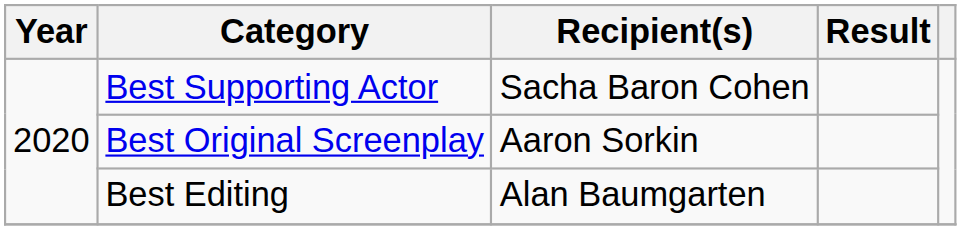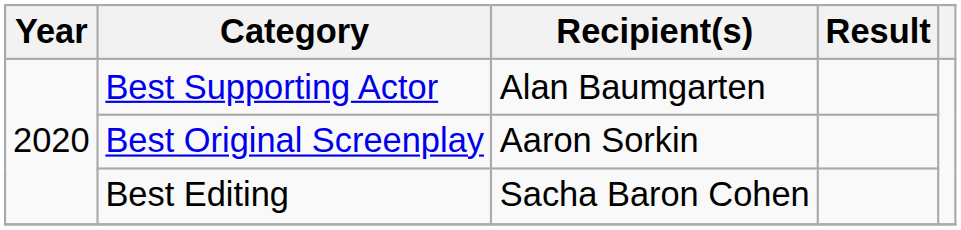(655, 86) Sacha Baron Cohen -> (633, 86) Alan Baumgarten
(633, 195) Alan Baumgarten -> (655, 195) Sacha Baron Cohen
